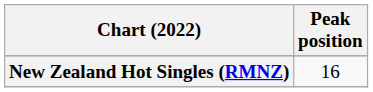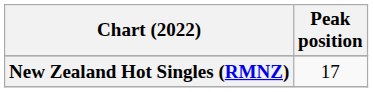(330, 71) 16 -> (330, 71) 17
